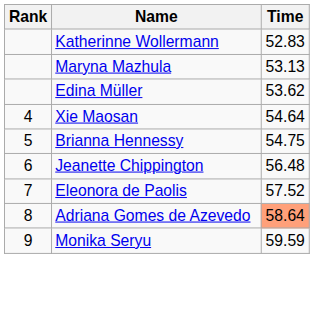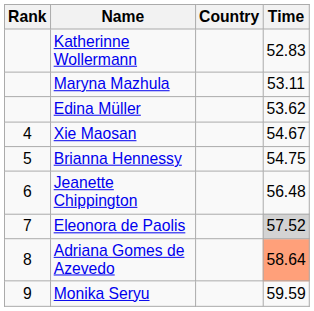+ column: (229, 16)
(285, 66) 53.13 -> (286, 84) 53.11
(285, 116) 54.64 -> (286, 134) 54.67
(285, 191) no background -> (286, 226) lightgrey background
